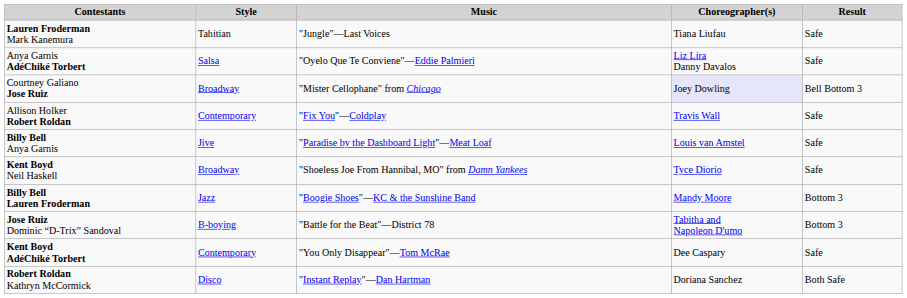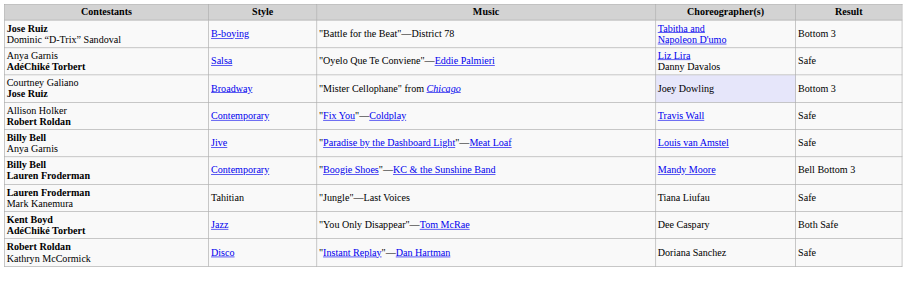rows swapped: (48, 34) <-> (64, 225)
(833, 88) Bell Bottom 3 -> (817, 88) Bottom 3
- row: (32, 170)
(207, 198) Jazz -> (240, 170) Contemporary
(824, 198) Bottom 3 -> (827, 170) Bell Bottom 3
(227, 252) Contemporary -> (220, 225) Jazz
(814, 252) Safe -> (818, 225) Both Safe
(825, 280) Both Safe -> (807, 252) Safe
